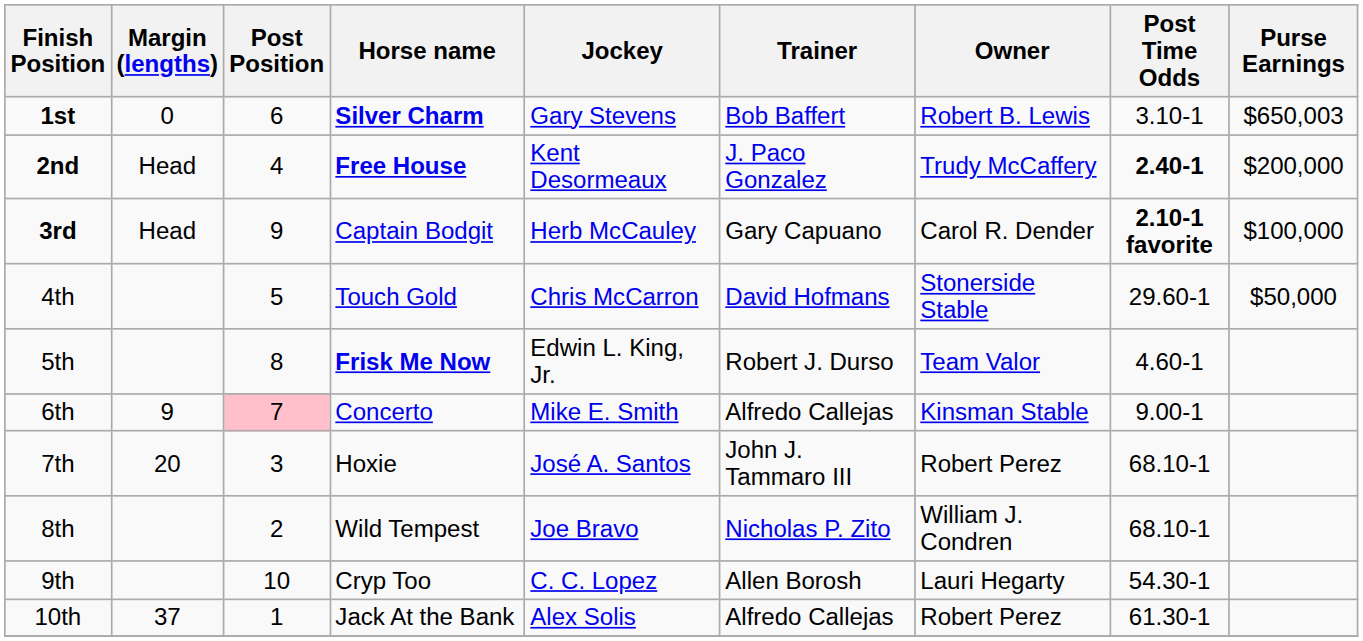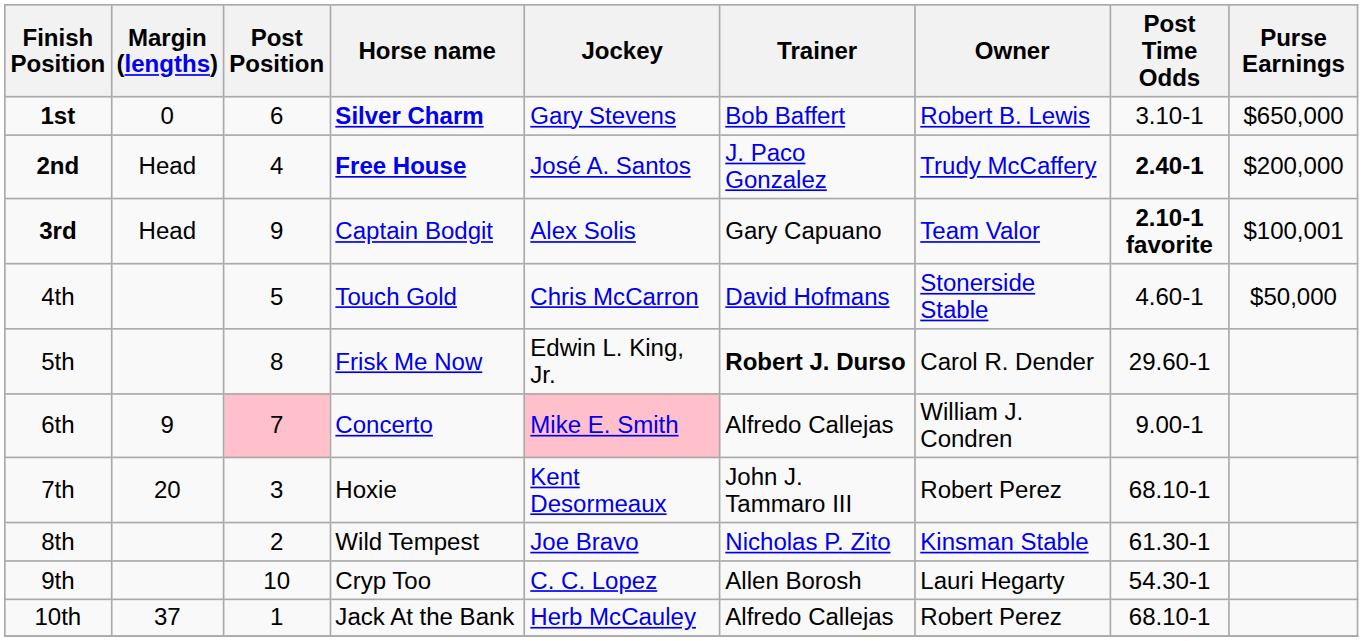(1294, 116) $650,003 -> (1294, 116) $650,000
(598, 167) Kent Desormeaux -> (610, 167) José A. Santos
(613, 232) Herb McCauley -> (583, 232) Alex Solis
(1007, 232) Carol R. Dender -> (980, 232) Team Valor
(1294, 232) $100,000 -> (1294, 232) $100,001
(1170, 296) 29.60-1 -> (1170, 296) 4.60-1
(413, 361) bold -> (409, 361) normal
(809, 361) normal -> (815, 361) bold
(980, 361) Team Valor -> (1007, 361) Carol R. Dender
(1170, 361) 4.60-1 -> (1170, 361) 29.60-1
(604, 412) no background -> (604, 426) pink background
(1004, 412) Kinsman Stable -> (972, 426) William J. Condren
(610, 464) José A. Santos -> (598, 491) Kent Desormeaux
(972, 529) William J. Condren -> (1004, 542) Kinsman Stable
(1170, 529) 68.10-1 -> (1170, 542) 61.30-1
(583, 618) Alex Solis -> (613, 618) Herb McCauley
(1170, 618) 61.30-1 -> (1170, 618) 68.10-1
